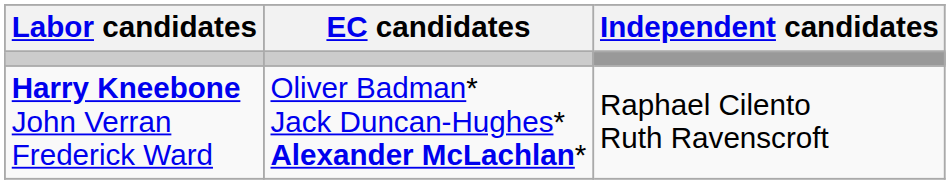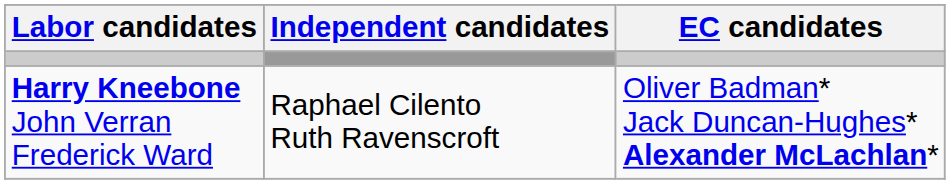columns swapped: (428, 27) <-> (769, 27)
